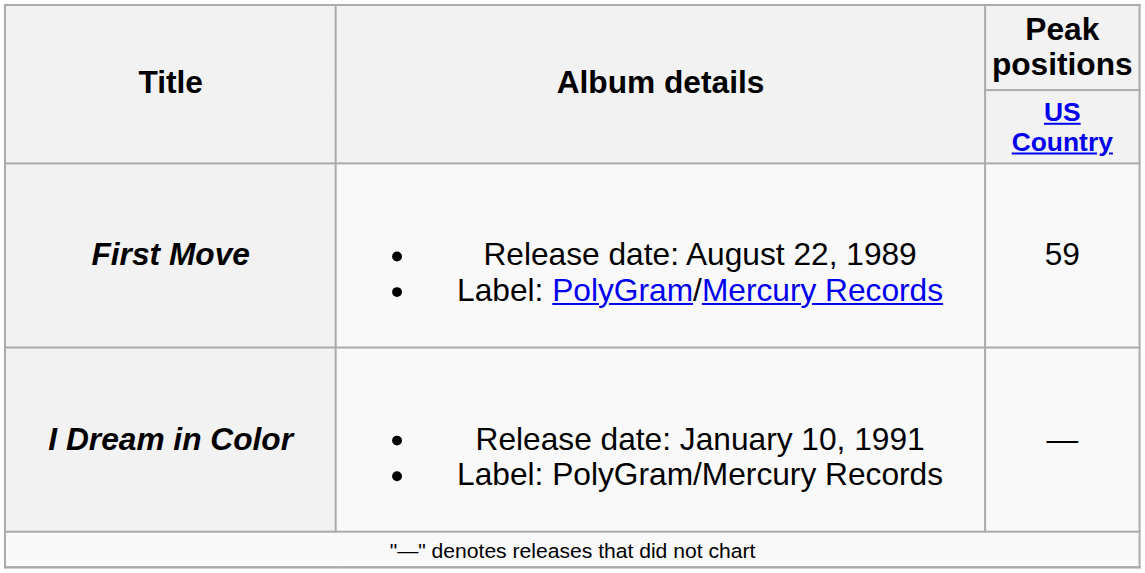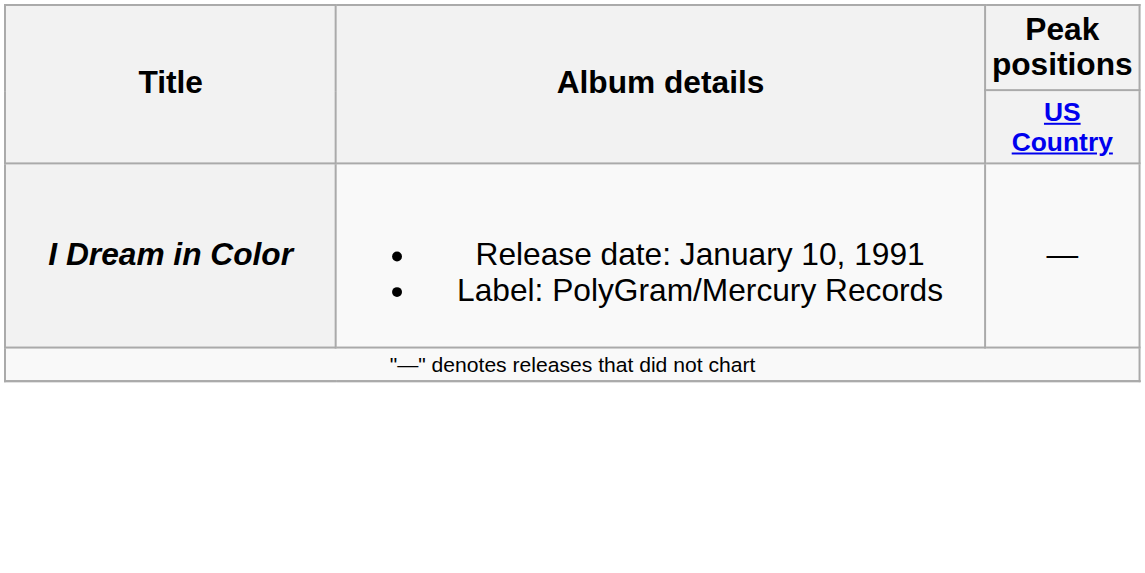- row: (171, 254)
